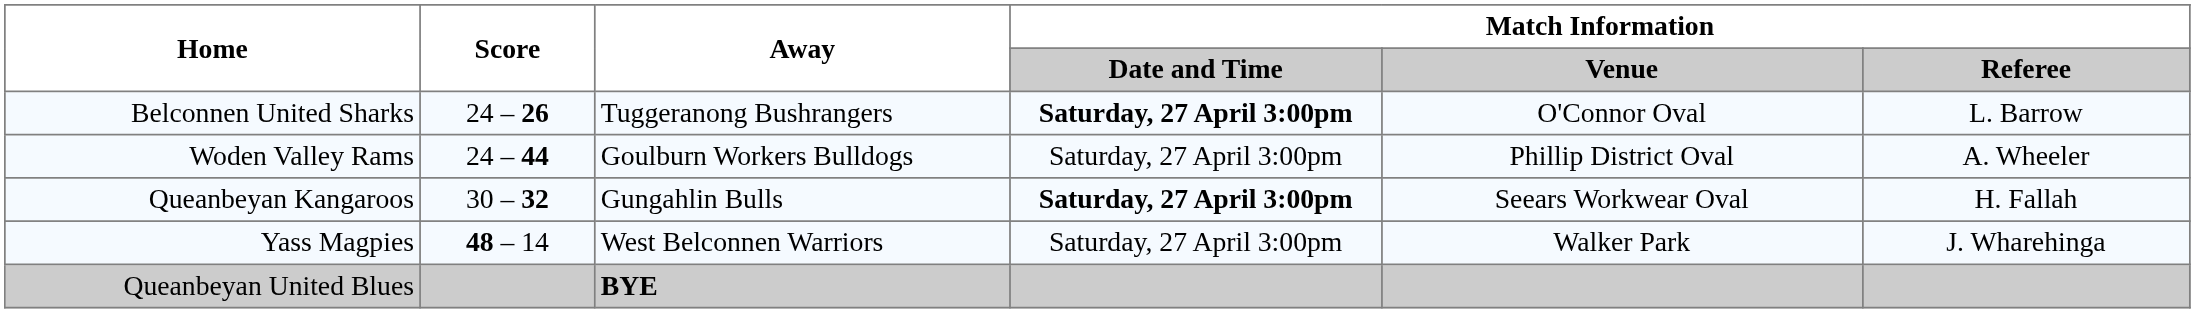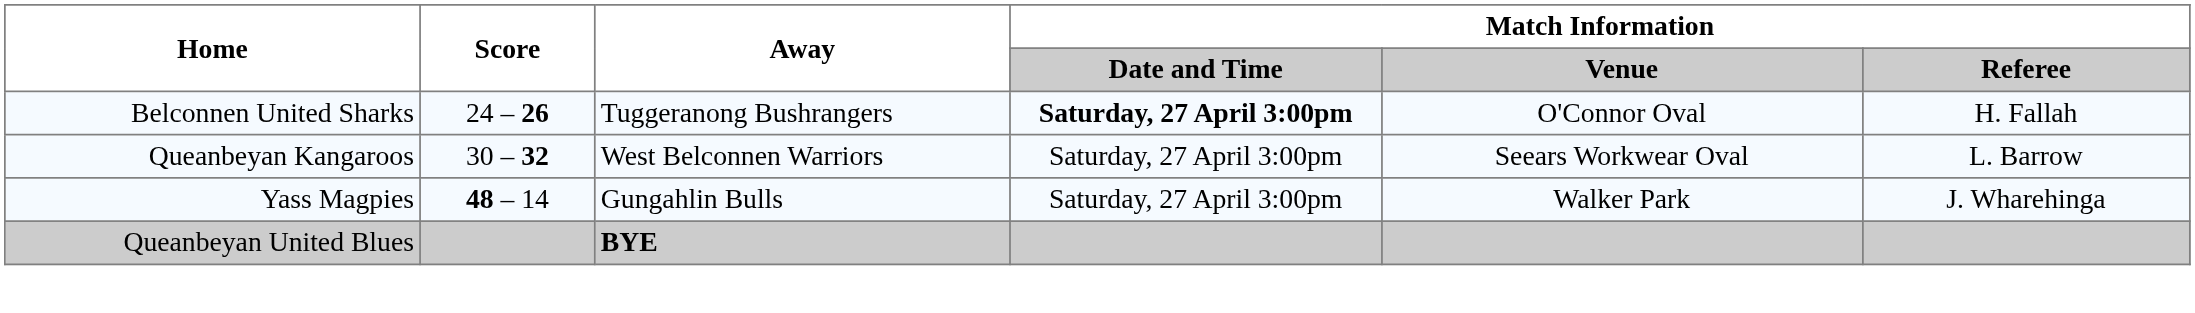(2026, 112) L. Barrow -> (2026, 112) H. Fallah
- row: (302, 155)
(692, 199) Gungahlin Bulls -> (742, 155) West Belconnen Warriors
(1196, 199) bold -> (1196, 155) normal
(2026, 199) H. Fallah -> (2026, 155) L. Barrow
(742, 242) West Belconnen Warriors -> (692, 199) Gungahlin Bulls
